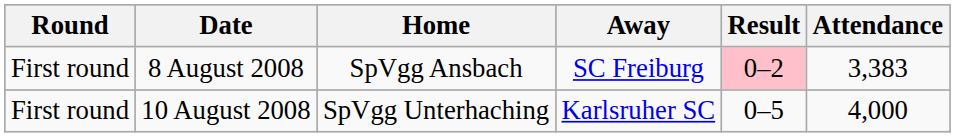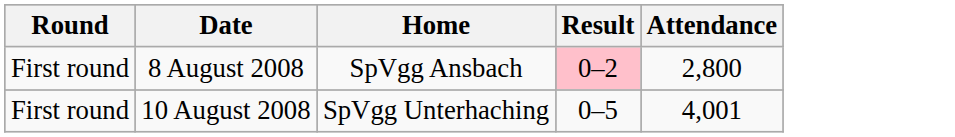- column: (638, 25)
(878, 68) 3,383 -> (712, 68) 2,800
(878, 110) 4,000 -> (712, 110) 4,001
